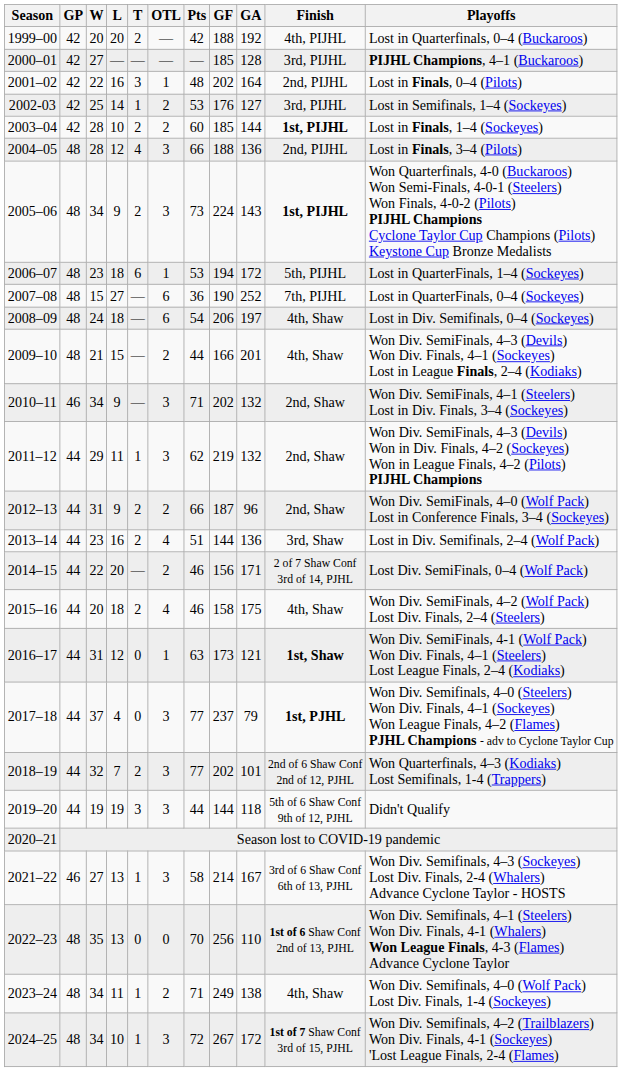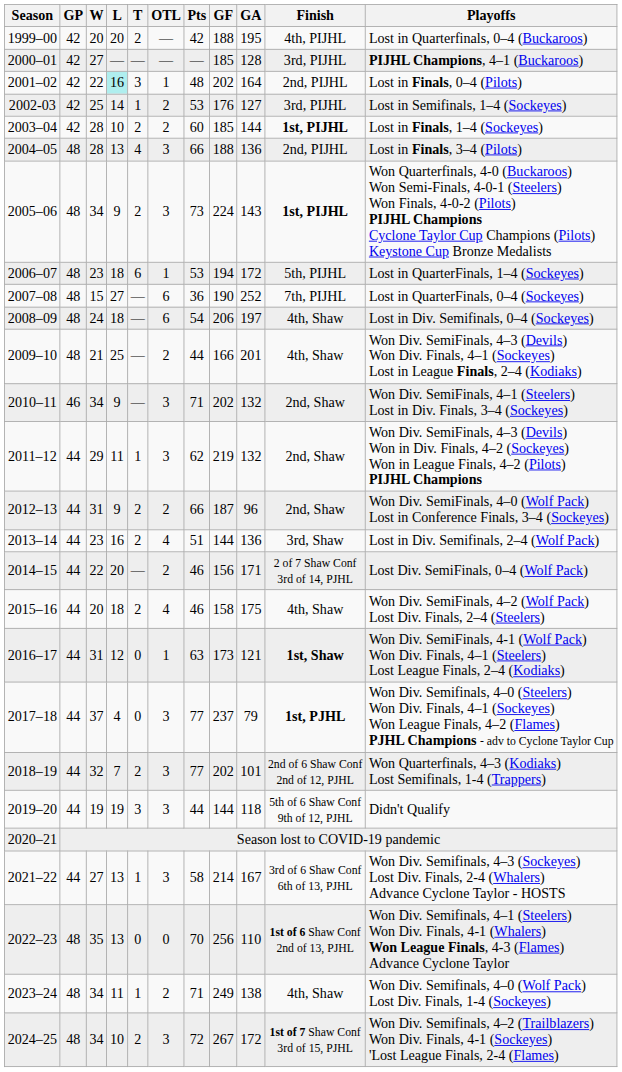(251, 37) 192 -> (251, 37) 195
(117, 82) no background -> (117, 82) paleturquoise background
(117, 149) 12 -> (117, 149) 13
(117, 356) 15 -> (117, 356) 25
(73, 877) 46 -> (73, 877) 44
(138, 1039) 1 -> (138, 1039) 2
